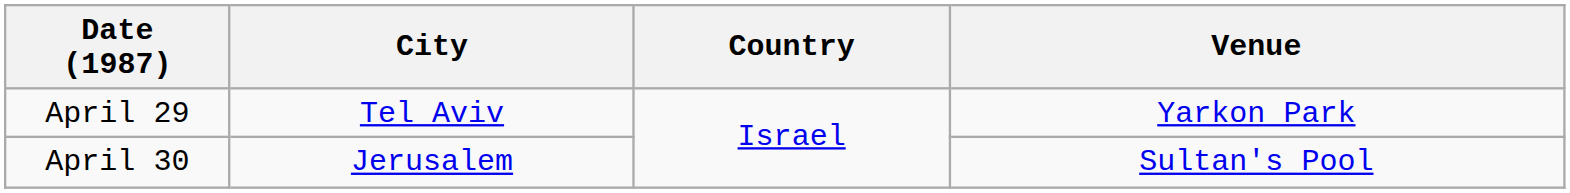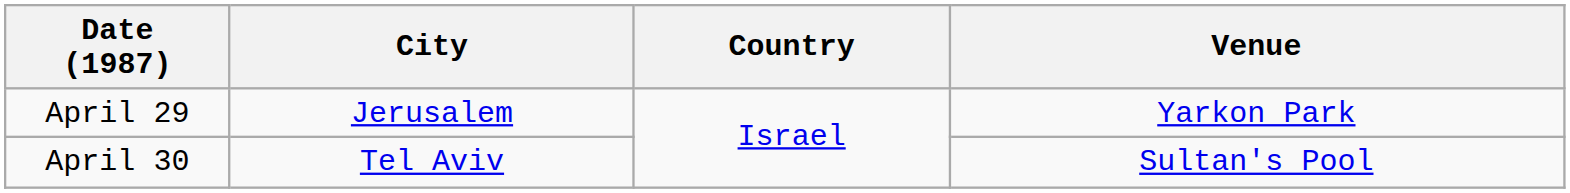(432, 113) Tel Aviv -> (432, 113) Jerusalem
(432, 162) Jerusalem -> (432, 162) Tel Aviv
